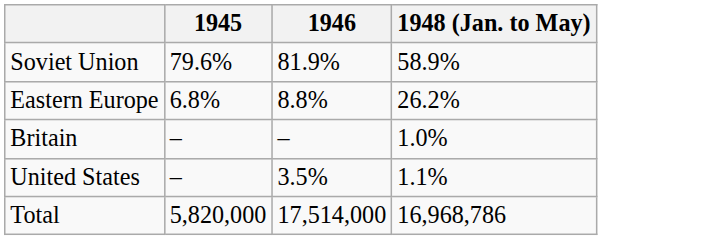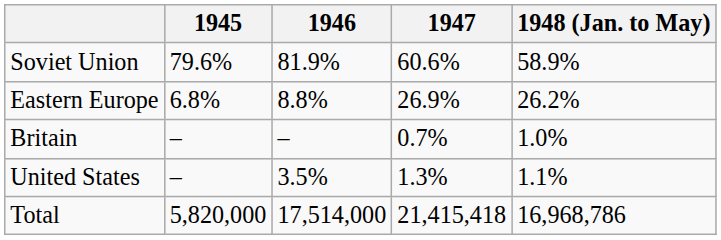+ column: (452, 23)
